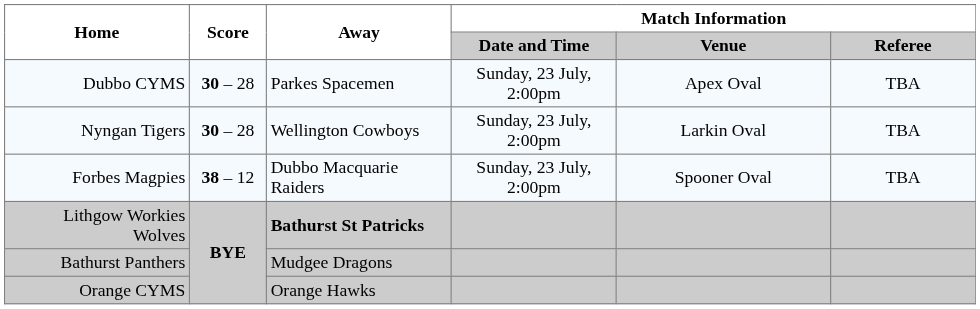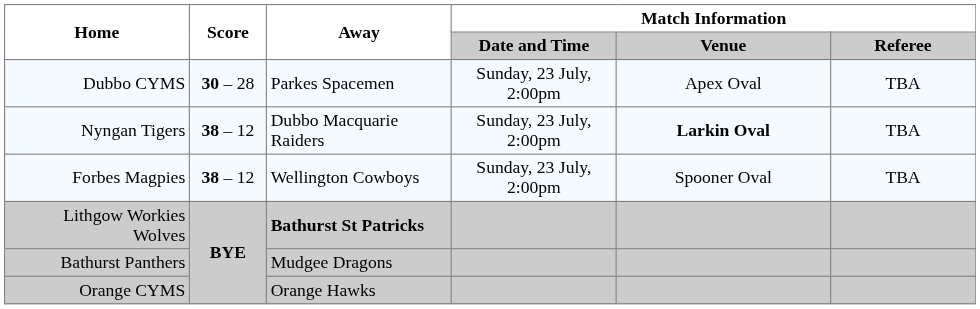(228, 130) 30 – 28 -> (228, 130) 38 – 12
(345, 130) Wellington Cowboys -> (334, 130) Dubbo Macquarie Raiders
(723, 130) normal -> (723, 130) bold
(334, 177) Dubbo Macquarie Raiders -> (345, 177) Wellington Cowboys
